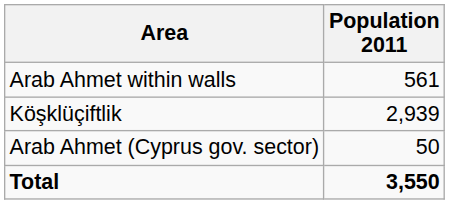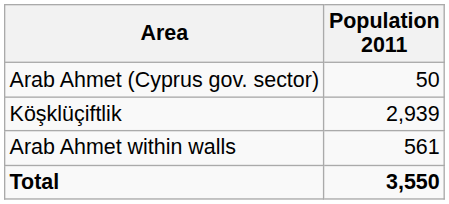rows swapped: (123, 79) <-> (164, 147)
